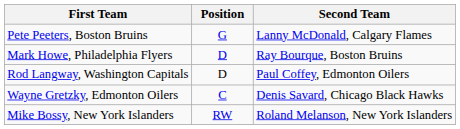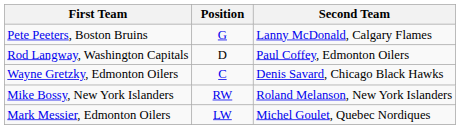- row: (90, 54)
+ row: (89, 114)
